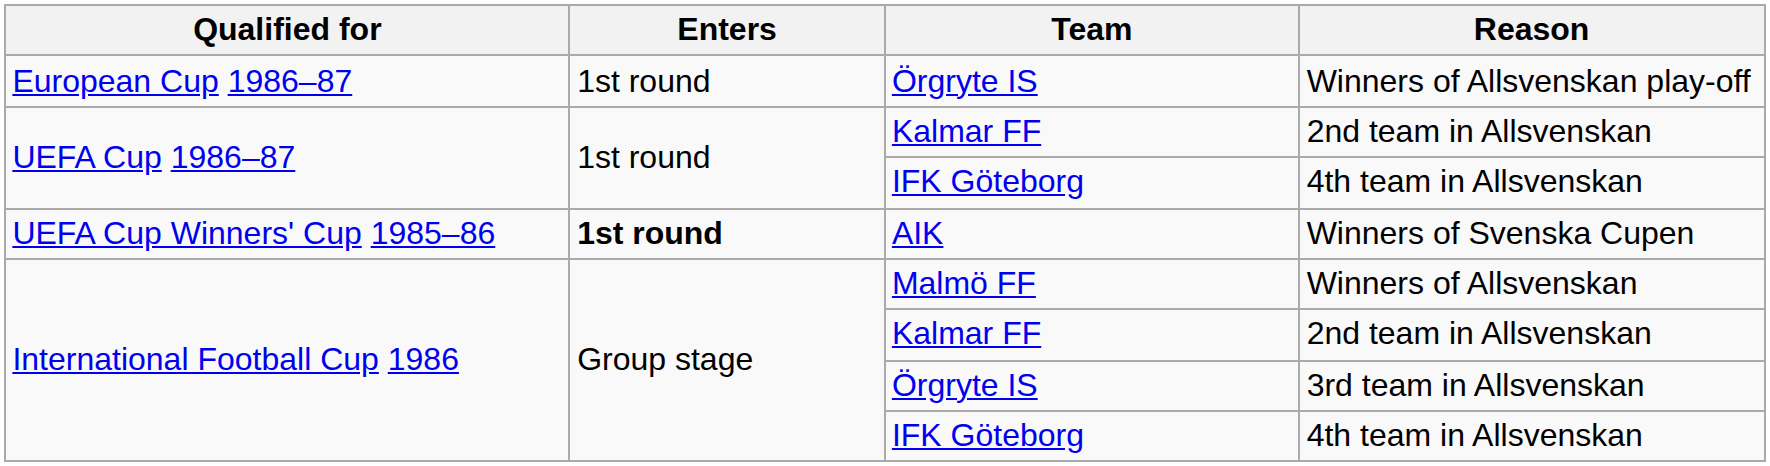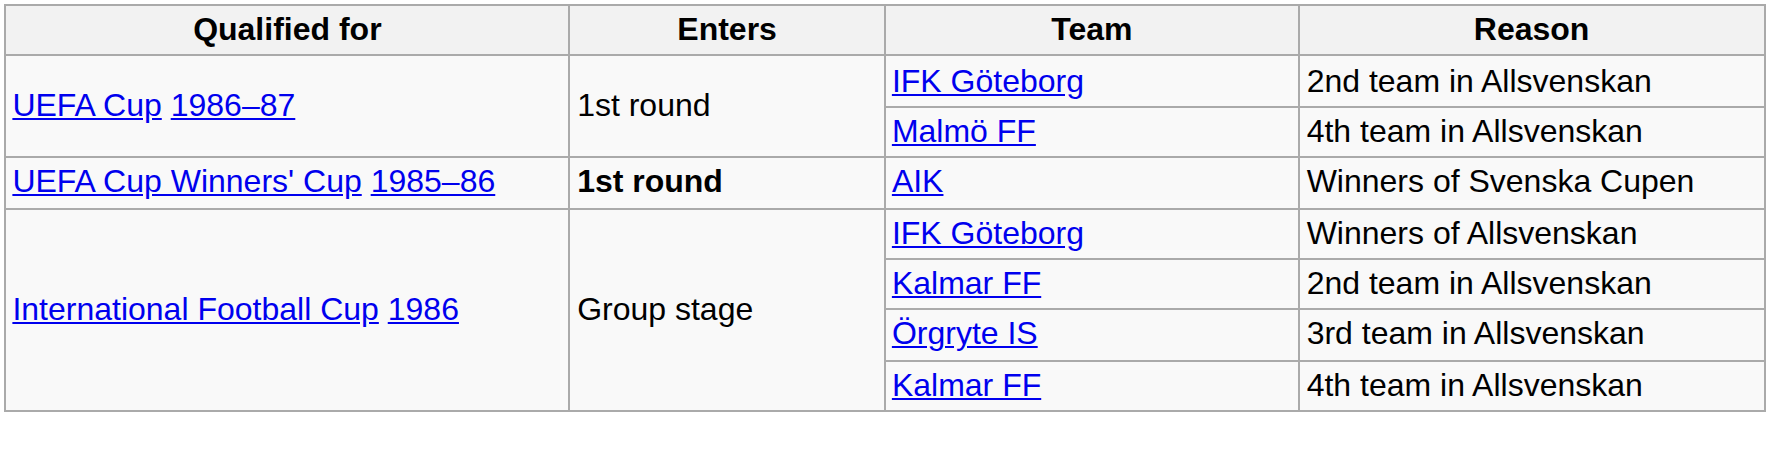- row: (182, 80)
(967, 131) Kalmar FF -> (988, 80) IFK Göteborg
(988, 182) IFK Göteborg -> (964, 131) Malmö FF
(964, 283) Malmö FF -> (988, 232) IFK Göteborg
(988, 435) IFK Göteborg -> (967, 385) Kalmar FF
